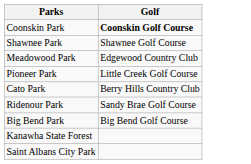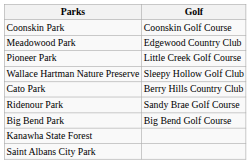(147, 27) bold -> (188, 27) normal
- row: (34, 43)
+ row: (73, 74)
